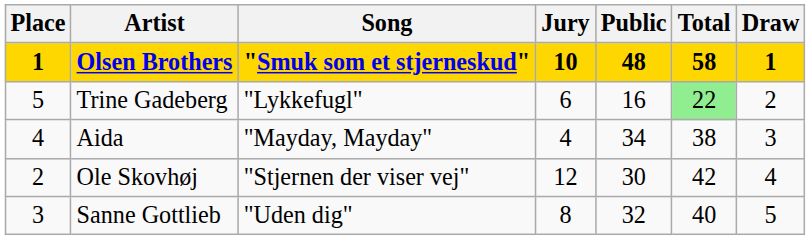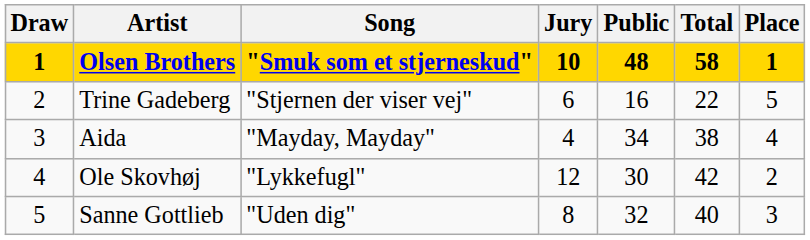columns swapped: (771, 23) <-> (38, 23)
(303, 100) "Lykkefugl" -> (359, 100) "Stjernen der viser vej"
(704, 100) lightgreen background -> (707, 100) no background
(356, 176) "Stjernen der viser vej" -> (306, 176) "Lykkefugl"
